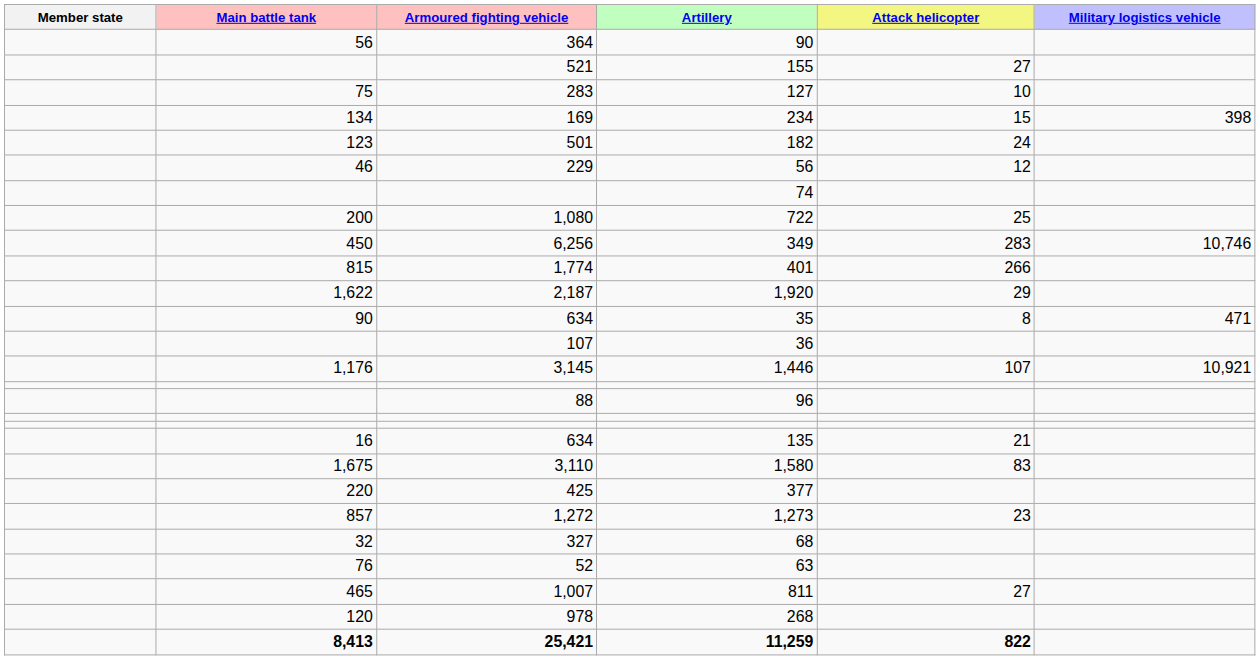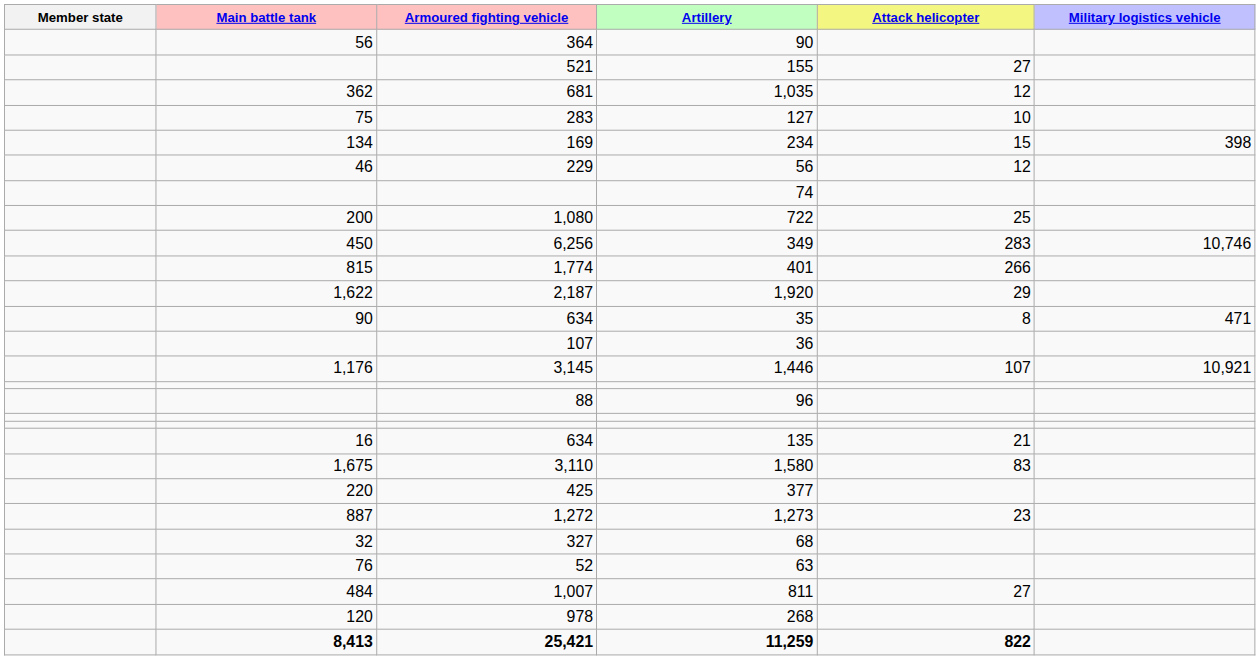+ row: (580, 92)
- row: (580, 142)
(360, 516) 857 -> (360, 516) 887
(360, 591) 465 -> (360, 591) 484
